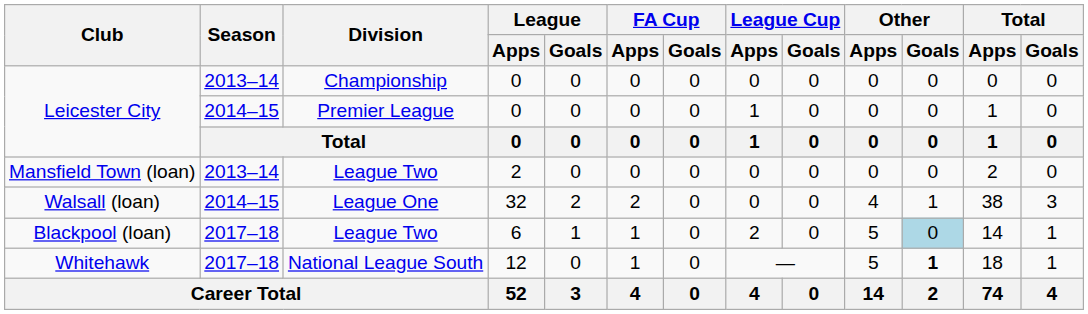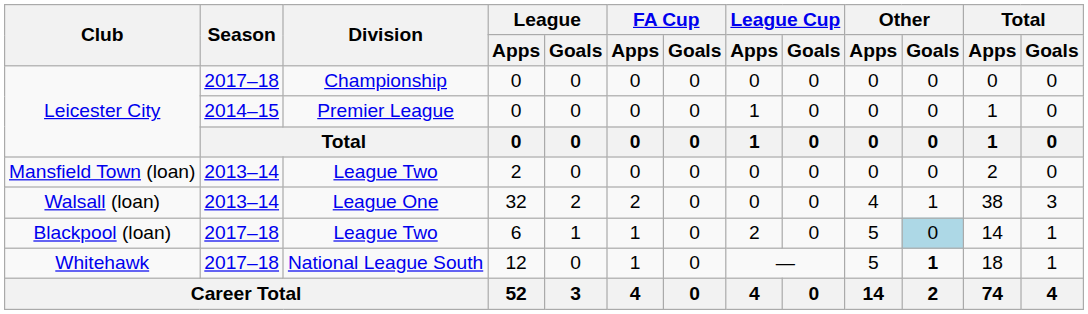(242, 80) 2013–14 -> (242, 80) 2017–18
(242, 202) 2014–15 -> (242, 202) 2013–14
